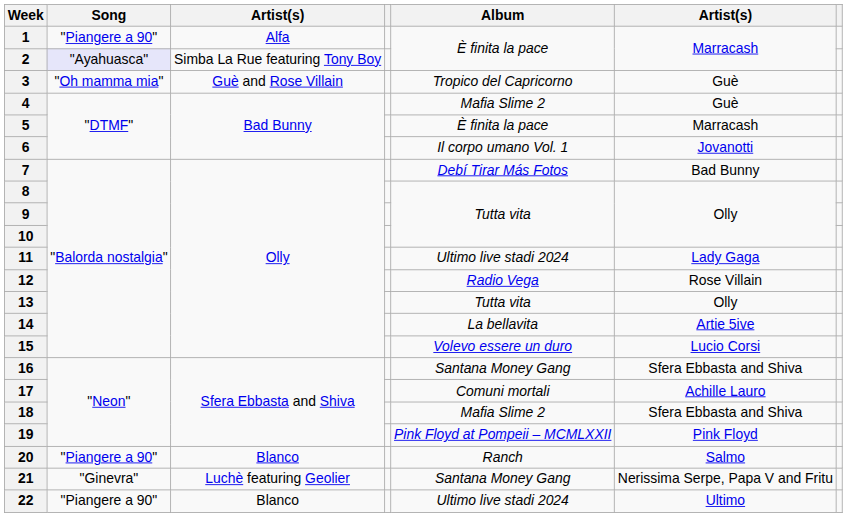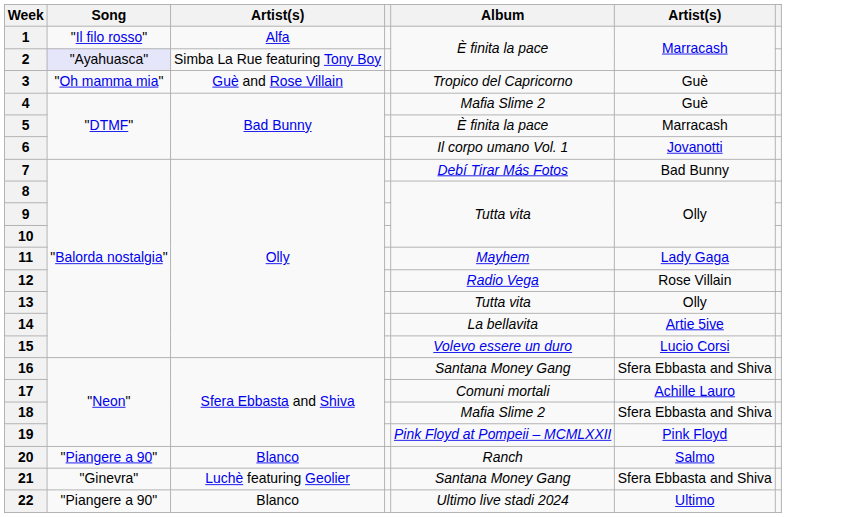(109, 37) "Piangere a 90" -> (109, 37) "Il filo rosso"
(503, 258) Ultimo live stadi 2024 -> (503, 258) Mayhem
(725, 479) Nerissima Serpe, Papa V and Fritu -> (695, 479) Sfera Ebbasta and Shiva
